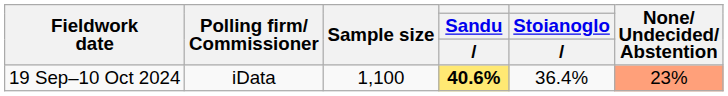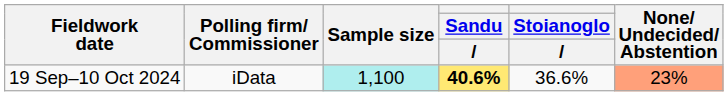(381, 78) no background -> (381, 78) paleturquoise background
(562, 78) 36.4% -> (562, 78) 36.6%
